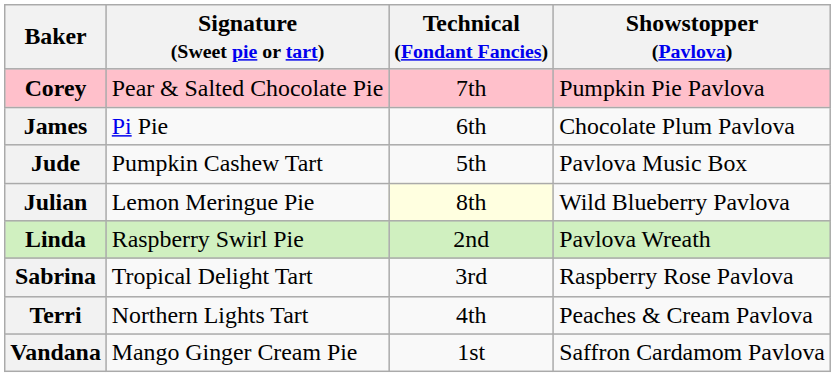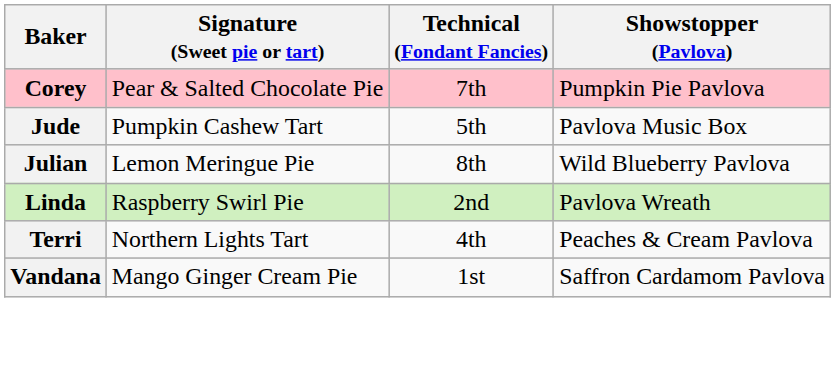- row: (56, 125)
(471, 201) lightyellow background -> (471, 163) no background
- row: (56, 277)
